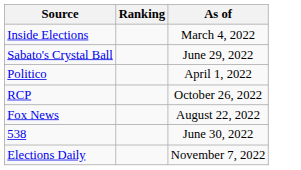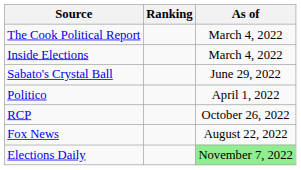+ row: (74, 34)
- row: (17, 134)
(218, 154) no background -> (246, 154) lightgreen background
